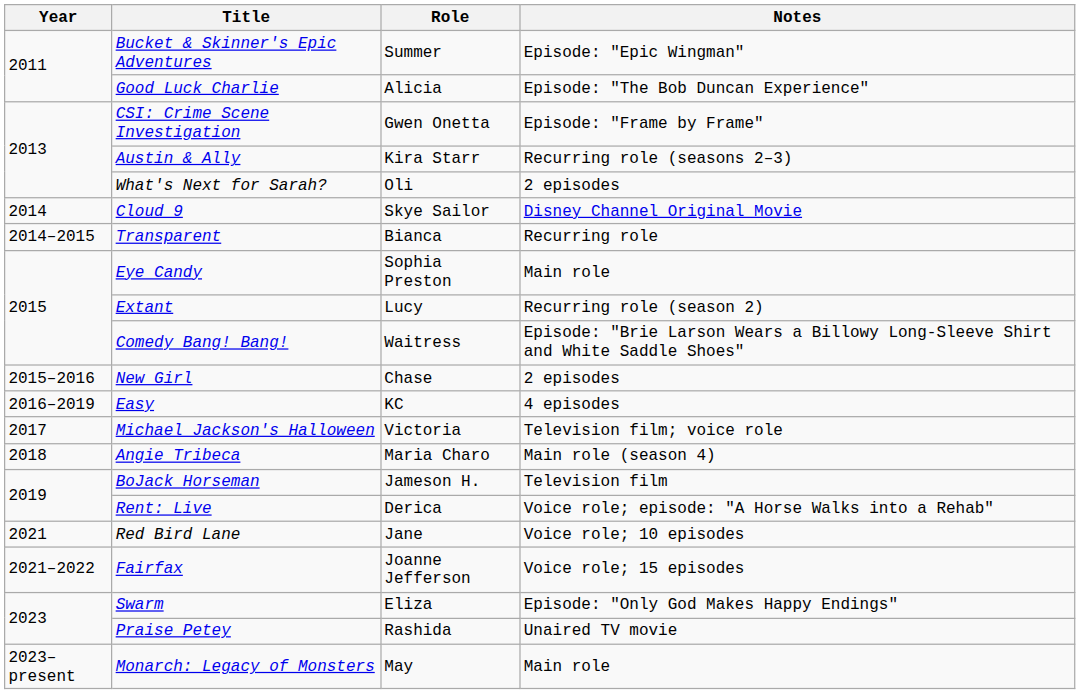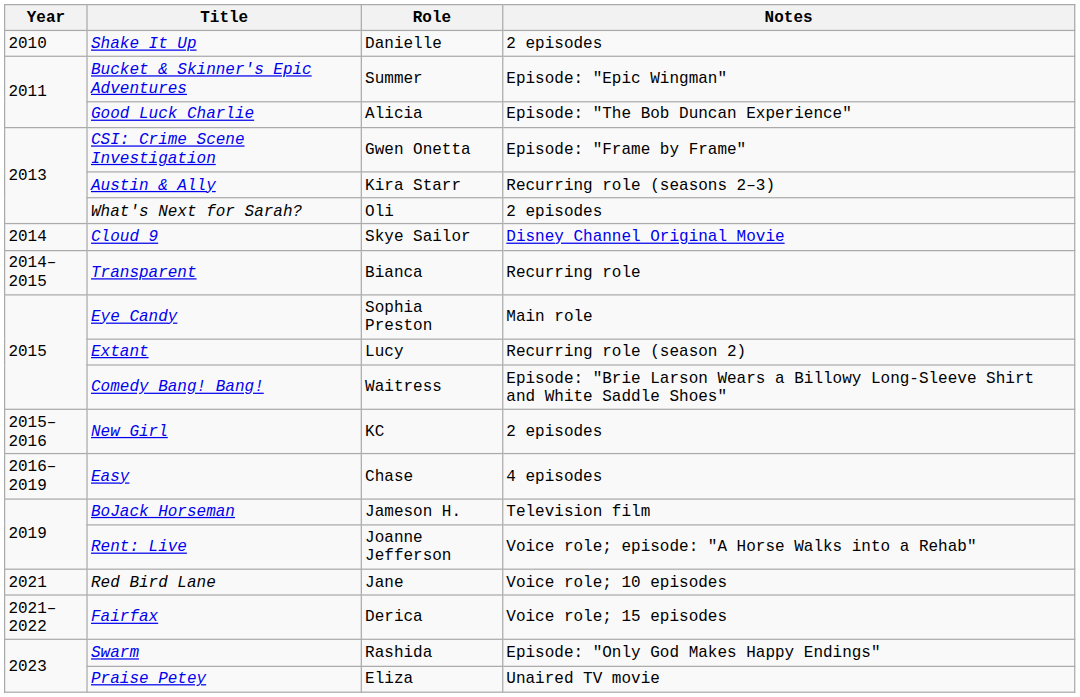+ row: (144, 44)
(408, 378) Chase -> (375, 432) KC
(394, 404) KC -> (389, 476) Chase
- row: (245, 430)
- row: (178, 456)
(413, 508) Derica -> (408, 547) Joanne Jefferson
(428, 570) Joanne Jefferson -> (394, 618) Derica
(408, 605) Eliza -> (399, 653) Rashida
(418, 631) Rashida -> (389, 679) Eliza
- row: (245, 666)
